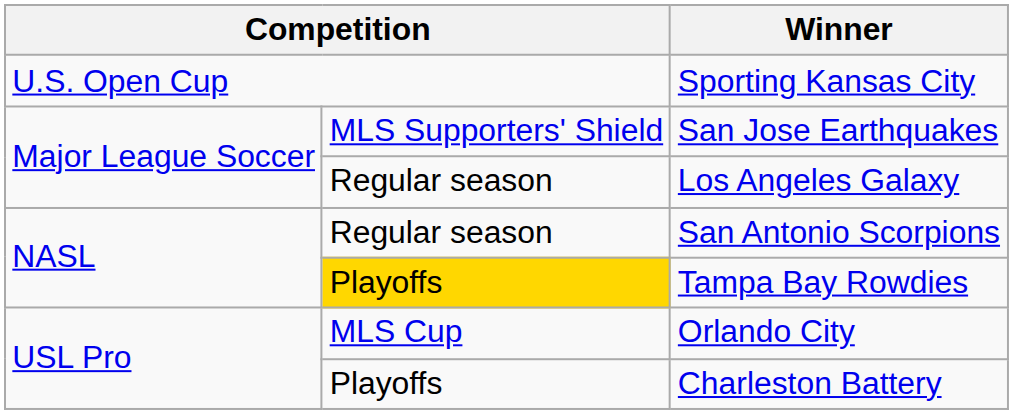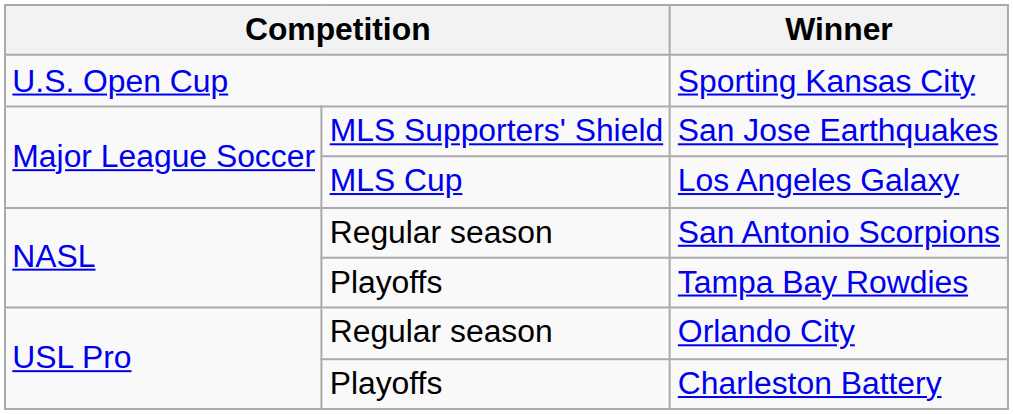(441, 181) Regular season -> (396, 181) MLS Cup
(386, 282) gold background -> (386, 282) no background
(396, 332) MLS Cup -> (441, 332) Regular season
